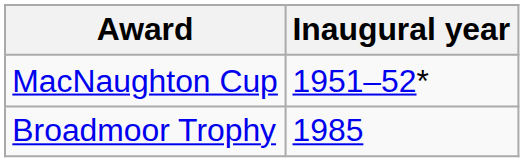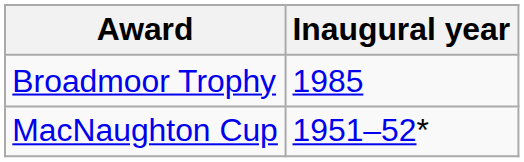rows swapped: (145, 80) <-> (144, 130)
